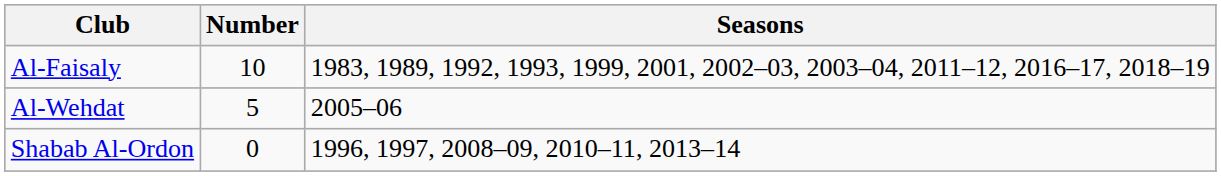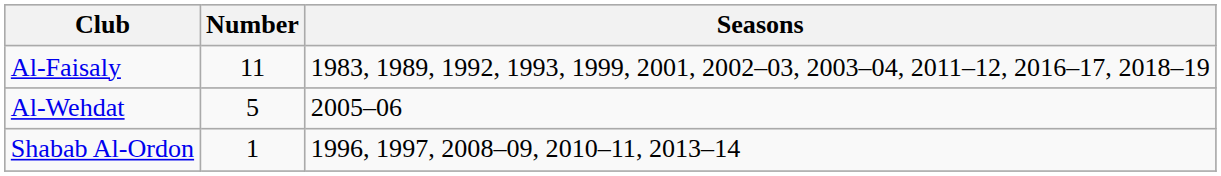(252, 66) 10 -> (252, 66) 11
(252, 149) 0 -> (252, 149) 1
